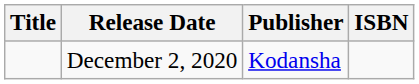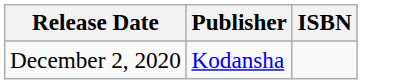- column: (33, 22)
